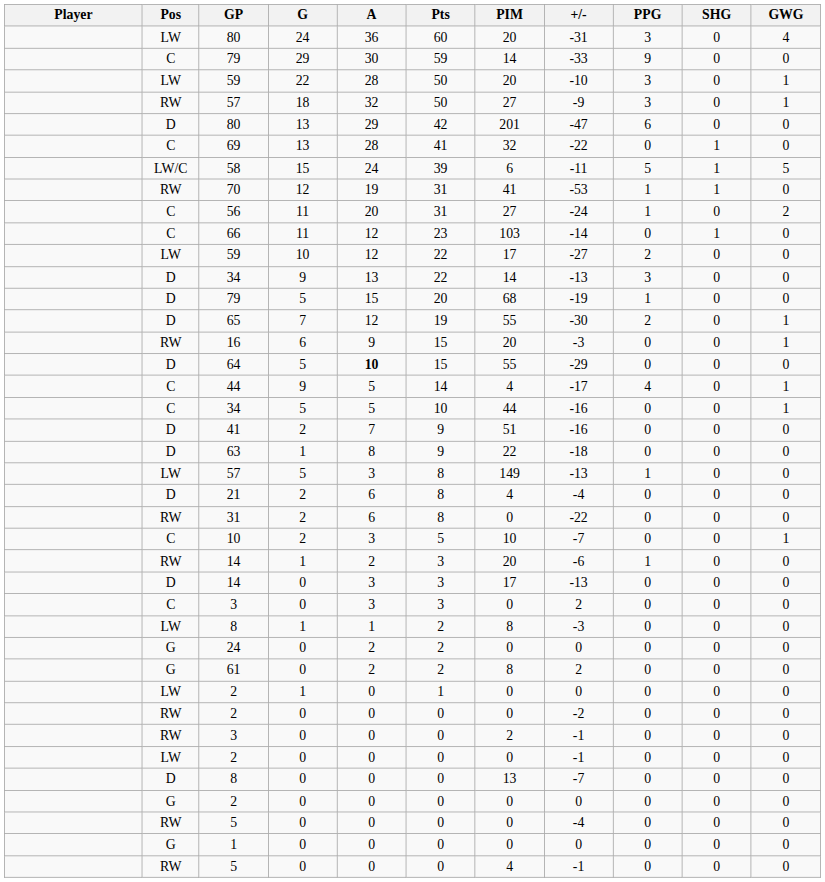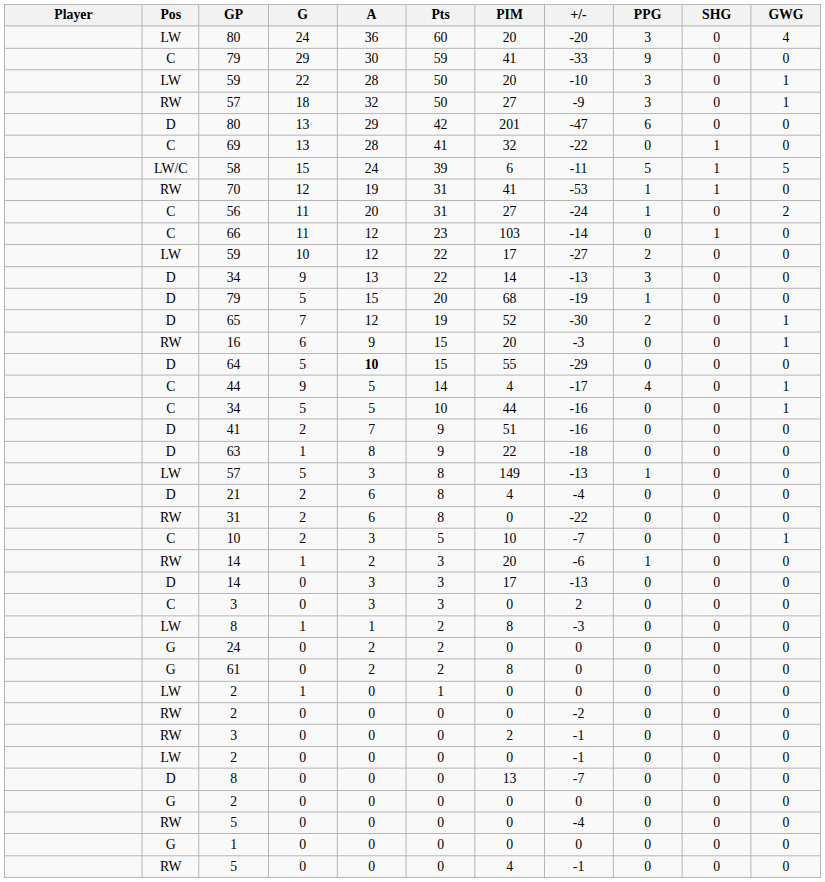(579, 37) -31 -> (579, 37) -20
(510, 59) 14 -> (510, 59) 41
(510, 320) 55 -> (510, 320) 52
(579, 670) 2 -> (579, 670) 0
